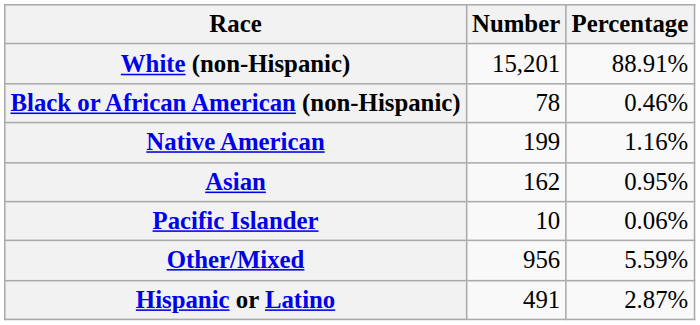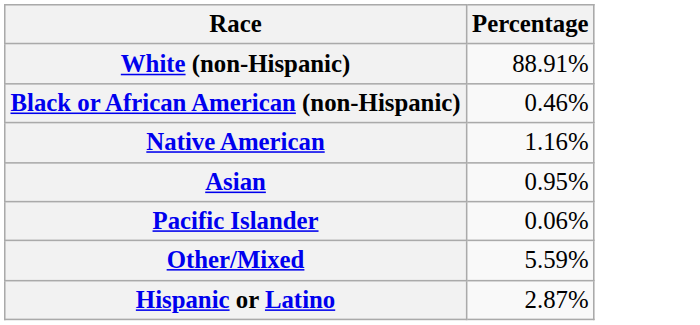- column: (516, 24)
